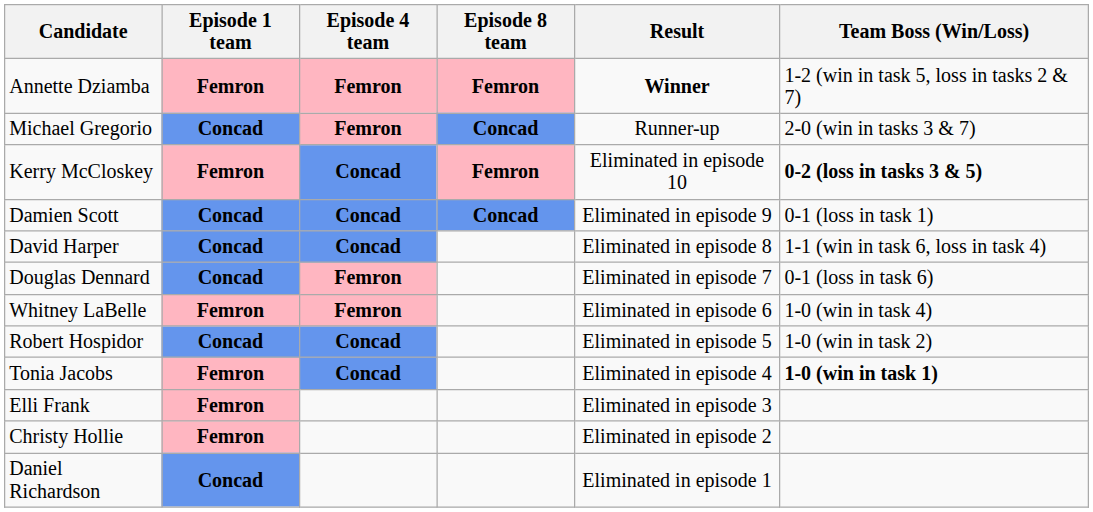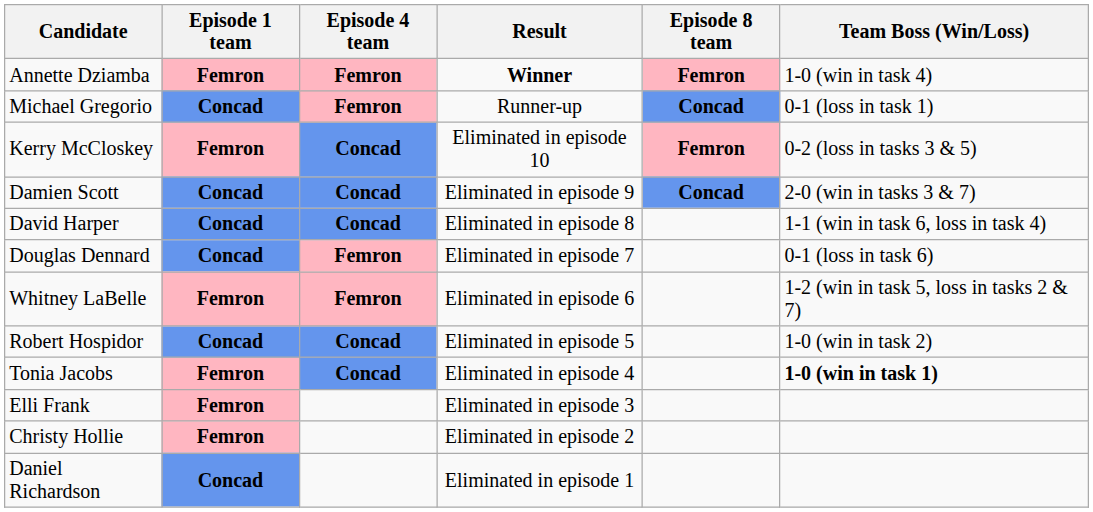columns swapped: (505, 31) <-> (677, 31)
(926, 85) 1-2 (win in task 5, loss in tasks 2 & 7) -> (858, 74) 1-0 (win in task 4)
(880, 128) 2-0 (win in tasks 3 & 7) -> (859, 106) 0-1 (loss in task 1)
(883, 171) bold -> (881, 149) normal
(859, 214) 0-1 (loss in task 1) -> (880, 192) 2-0 (win in tasks 3 & 7)
(858, 309) 1-0 (win in task 4) -> (926, 298) 1-2 (win in task 5, loss in tasks 2 & 7)
